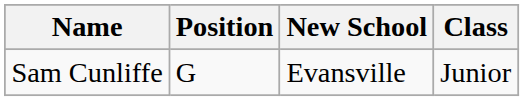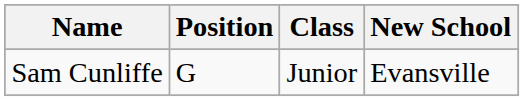columns swapped: (476, 26) <-> (357, 26)
